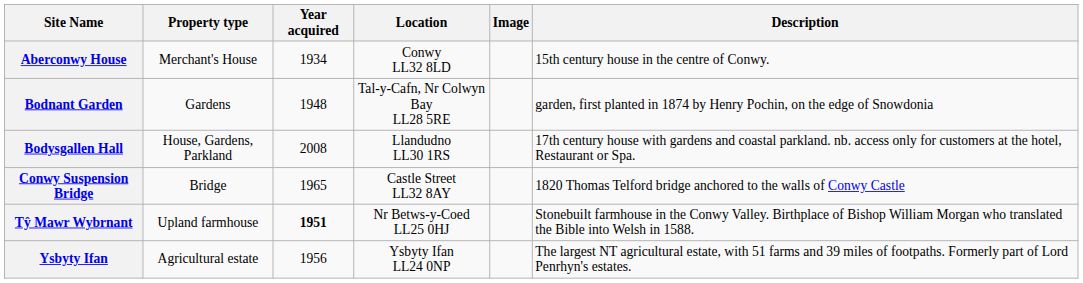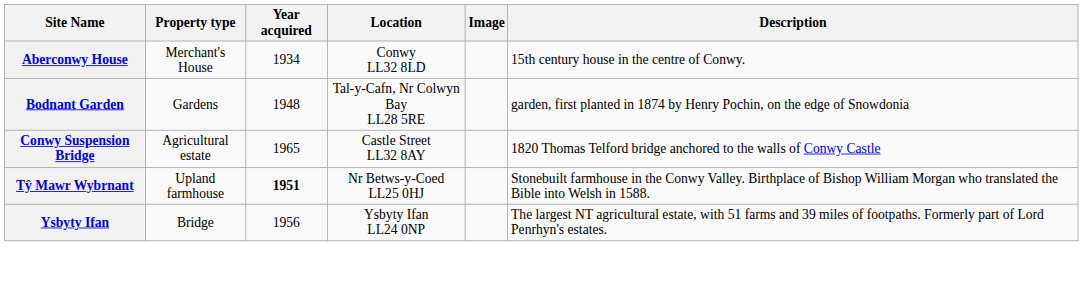- row: (74, 148)
(208, 185) Bridge -> (195, 148) Agricultural estate
(208, 259) Agricultural estate -> (195, 222) Bridge
